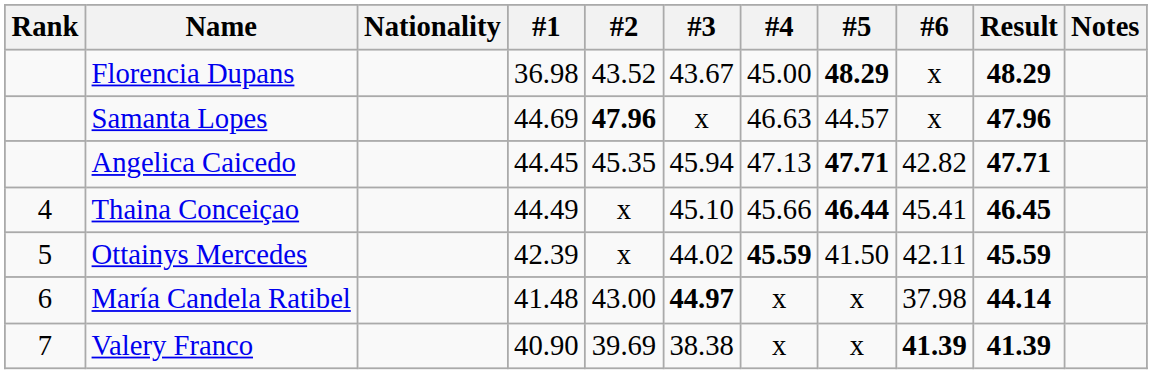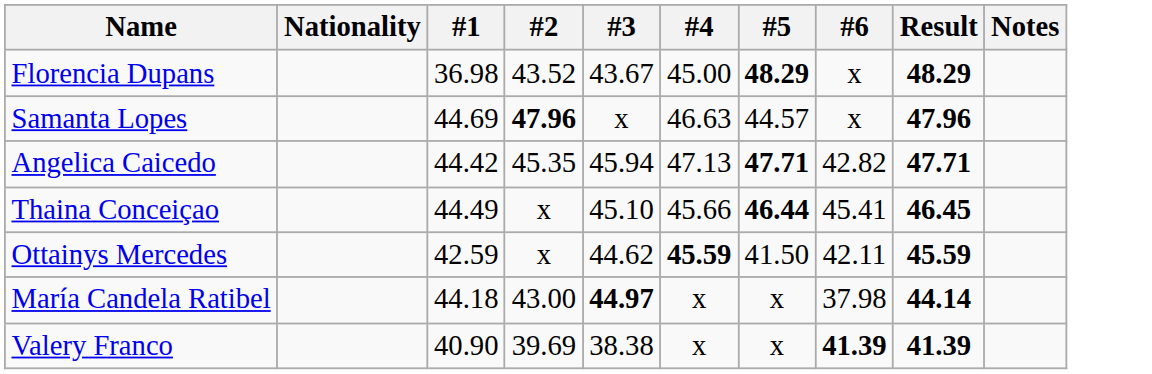- column: (45, 27)
(546, 163) 44.45 -> (466, 163) 44.42
(546, 254) 42.39 -> (466, 254) 42.59
(702, 254) 44.02 -> (622, 254) 44.62
(546, 299) 41.48 -> (466, 299) 44.18
